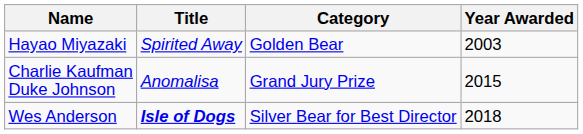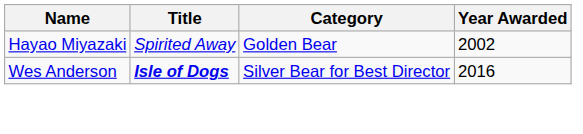(483, 44) 2003 -> (477, 44) 2002
- row: (71, 80)
(483, 116) 2018 -> (477, 71) 2016
